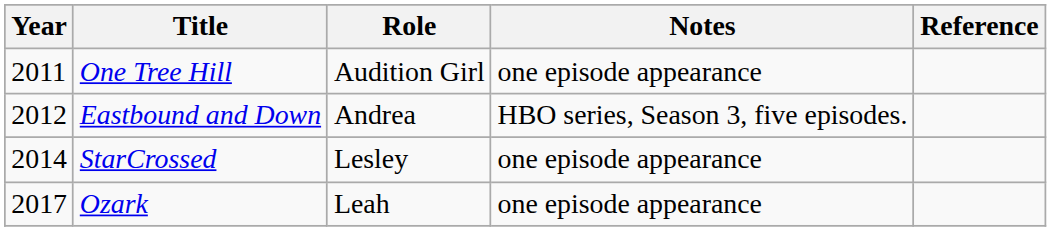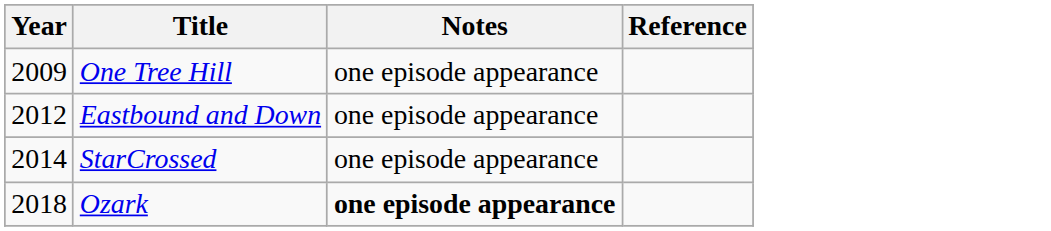- column: (409, 26)
(39, 70) 2011 -> (39, 70) 2009
(702, 114) HBO series, Season 3, five episodes. -> (466, 114) one episode appearance
(39, 203) 2017 -> (39, 203) 2018
(630, 203) normal -> (475, 203) bold
